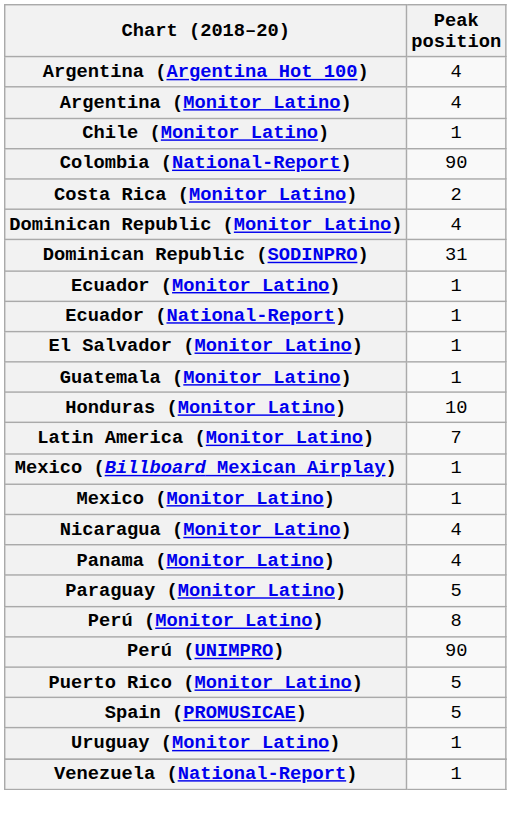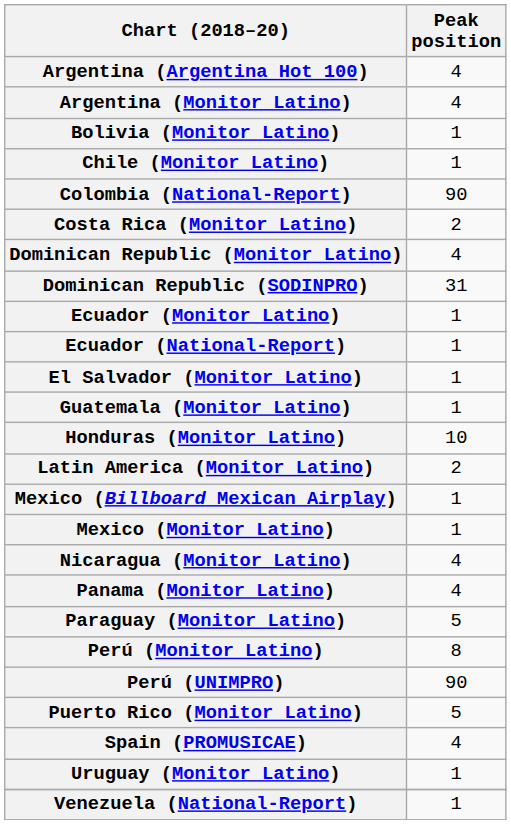+ row: (206, 133)
(456, 438) 7 -> (456, 469) 2
(456, 713) 5 -> (456, 743) 4
